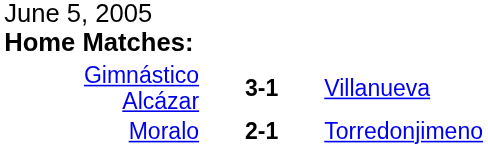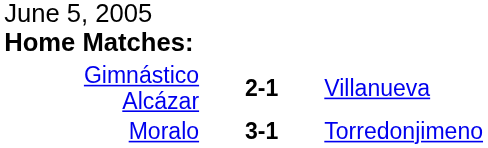(262, 88) 3-1 -> (262, 88) 2-1
(262, 131) 2-1 -> (262, 131) 3-1
